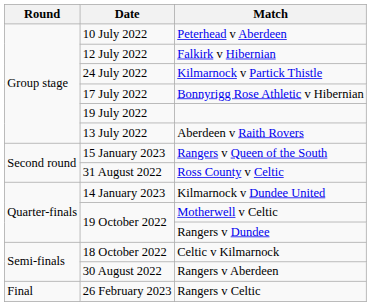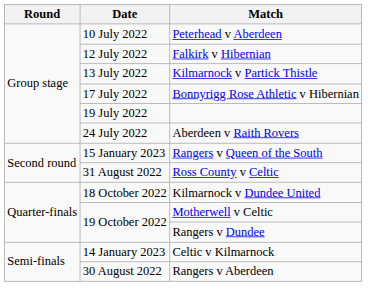(115, 73) 24 July 2022 -> (115, 73) 13 July 2022
(115, 133) 13 July 2022 -> (115, 133) 24 July 2022
(124, 192) 14 January 2023 -> (125, 192) 18 October 2022
(125, 251) 18 October 2022 -> (124, 251) 14 January 2023
- row: (219, 291)
